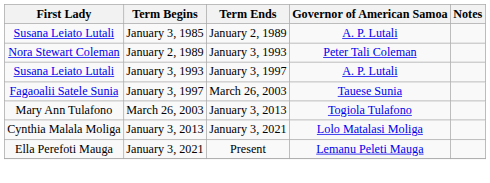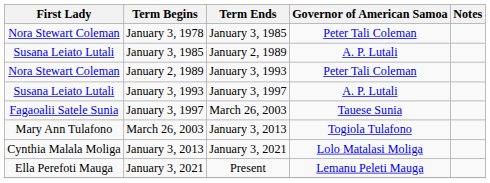+ row: (165, 33)
